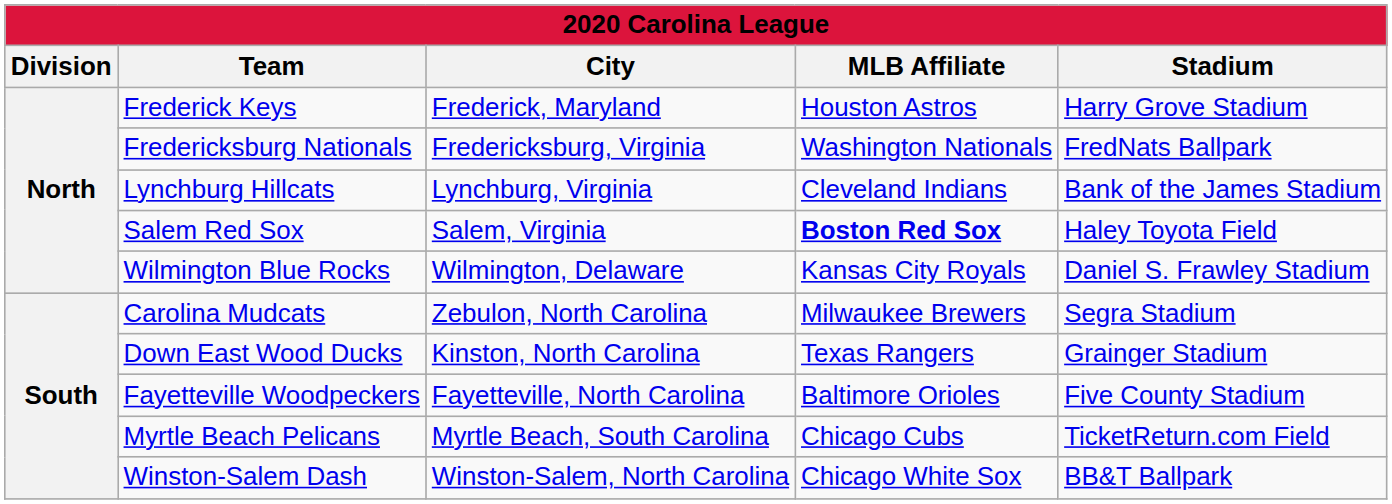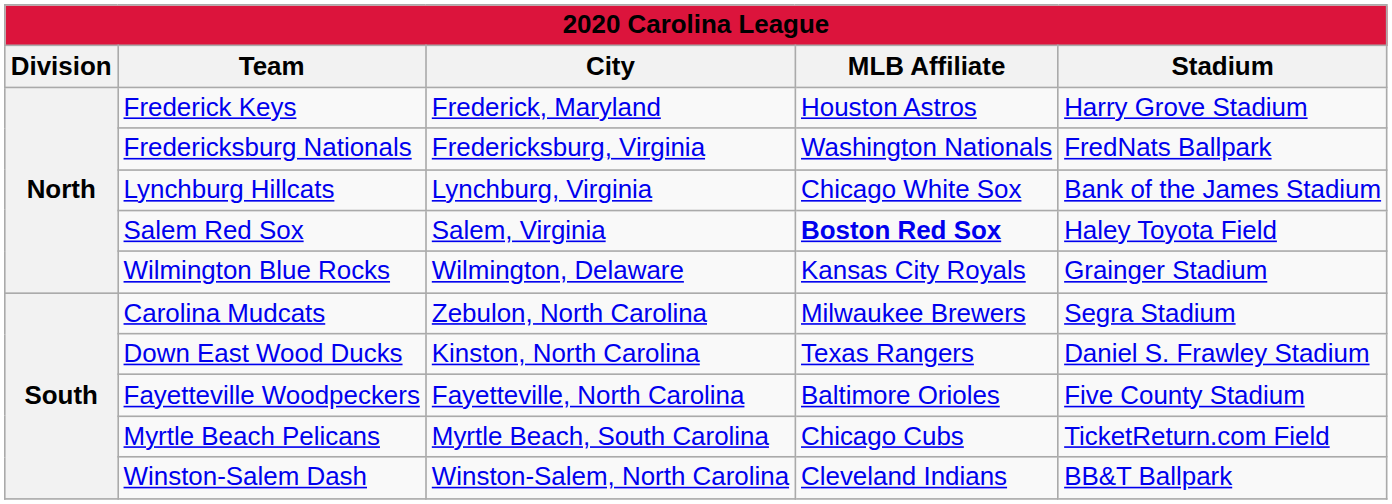(904, 189) Cleveland Indians -> (911, 189) Chicago White Sox
(1217, 271) Daniel S. Frawley Stadium -> (1166, 271) Grainger Stadium
(1166, 353) Grainger Stadium -> (1217, 353) Daniel S. Frawley Stadium
(911, 477) Chicago White Sox -> (904, 477) Cleveland Indians
